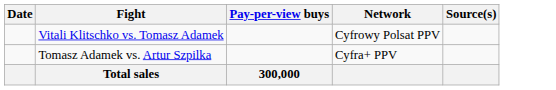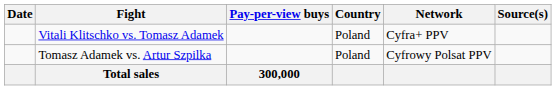+ column: (358, 14)
(388, 34) Cyfrowy Polsat PPV -> (418, 34) Cyfra+ PPV
(366, 54) Cyfra+ PPV -> (439, 54) Cyfrowy Polsat PPV
